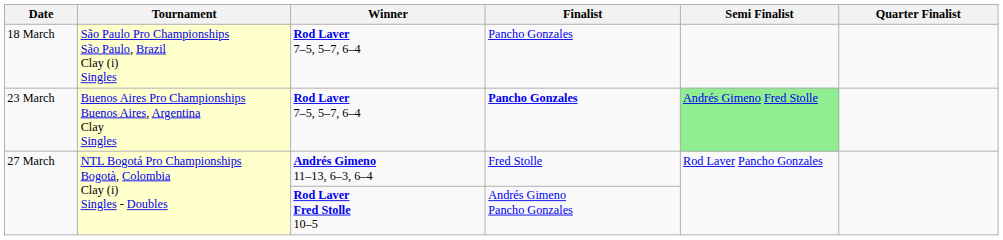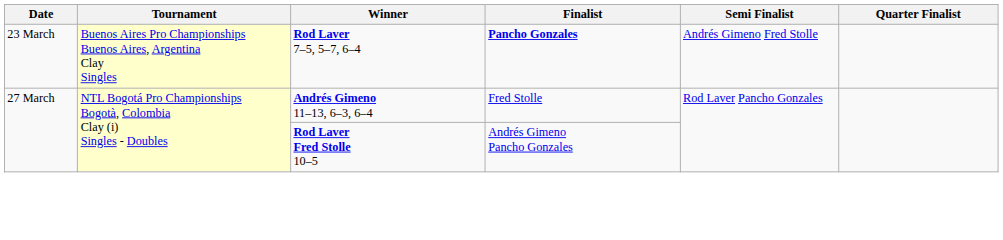- row: (31, 34)
(750, 97) lightgreen background -> (750, 34) no background
